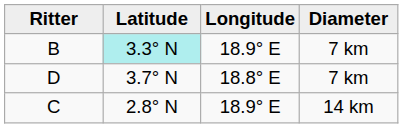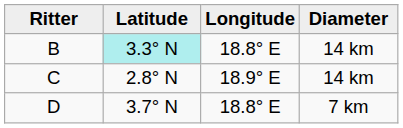(250, 48) 18.9° E -> (250, 48) 18.8° E
(348, 48) 7 km -> (348, 48) 14 km
rows swapped: (54, 107) <-> (54, 78)
